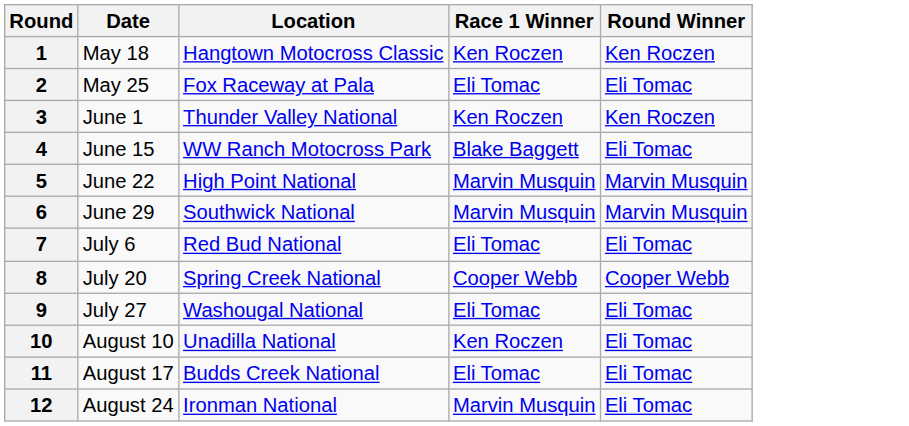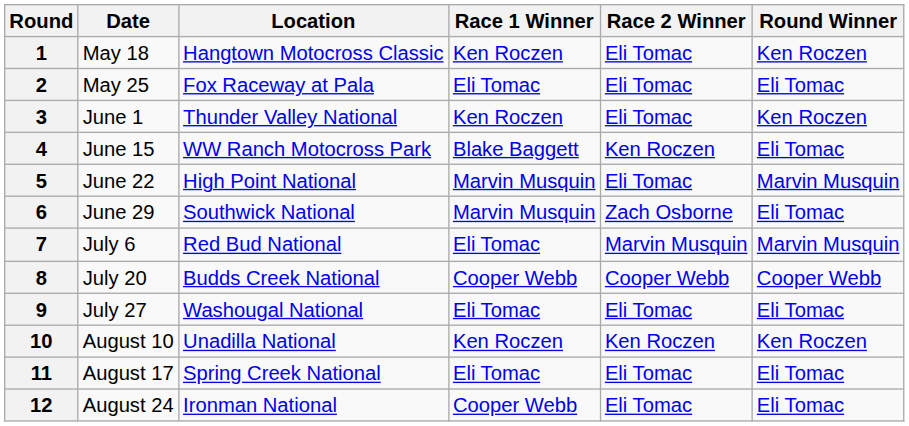+ column: (676, 21)
(676, 213) Marvin Musquin -> (800, 213) Eli Tomac
(648, 245) Eli Tomac -> (828, 245) Marvin Musquin
(282, 277) Spring Creek National -> (281, 277) Budds Creek National
(648, 341) Eli Tomac -> (812, 341) Ken Roczen
(281, 373) Budds Creek National -> (282, 373) Spring Creek National
(524, 405) Marvin Musquin -> (515, 405) Cooper Webb
